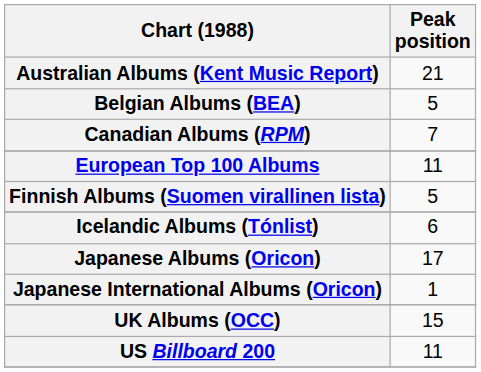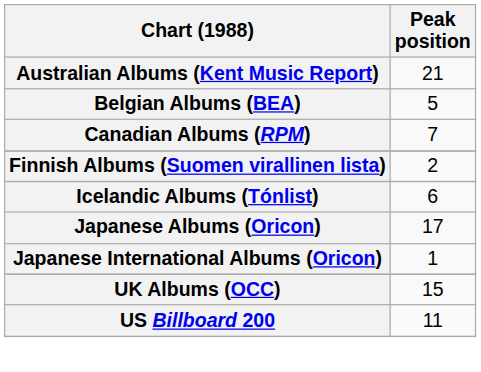- row: (197, 165)
(433, 196) 5 -> (433, 165) 2
